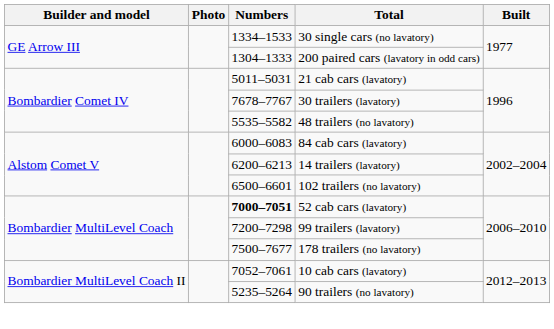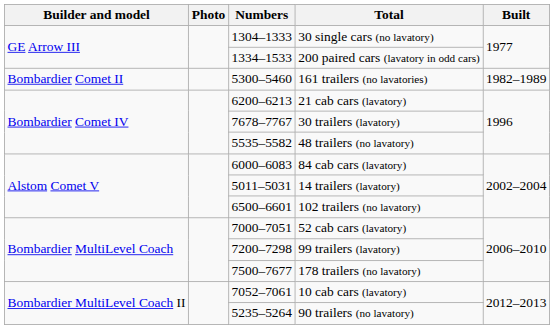(262, 36) 1334–1533 -> (262, 36) 1304–1333
(262, 57) 1304–1333 -> (262, 57) 1334–1533
+ row: (363, 79)
(262, 79) 5011–5031 -> (262, 100) 6200–6213
(262, 164) 6200–6213 -> (262, 185) 5011–5031
(262, 206) bold -> (262, 228) normal
